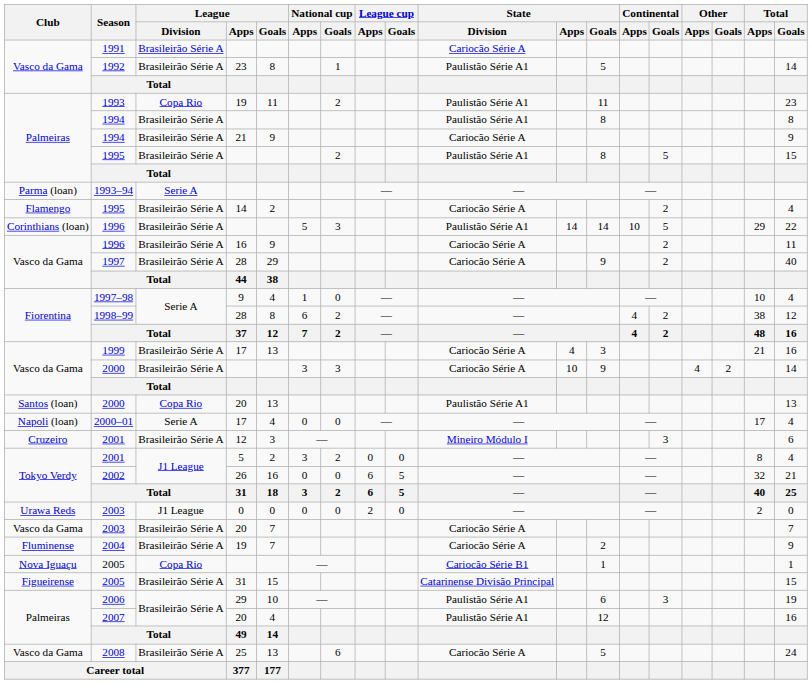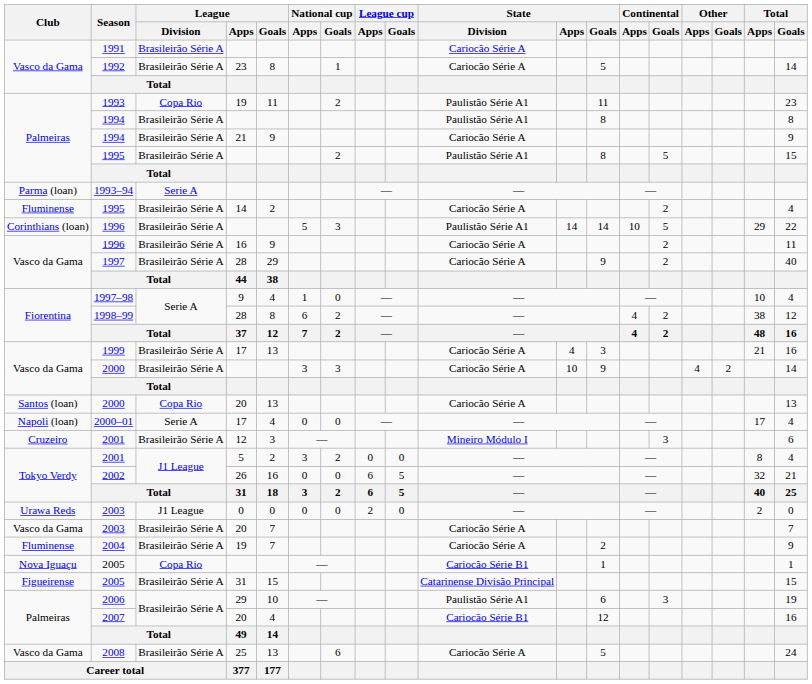(487, 66) Paulistão Série A1 -> (487, 66) Cariocão Série A
(48, 208) Flamengo -> (48, 208) Fluminense
(487, 404) Paulistão Série A1 -> (487, 404) Cariocão Série A
(487, 617) Paulistão Série A1 -> (487, 617) Cariocão Série B1
